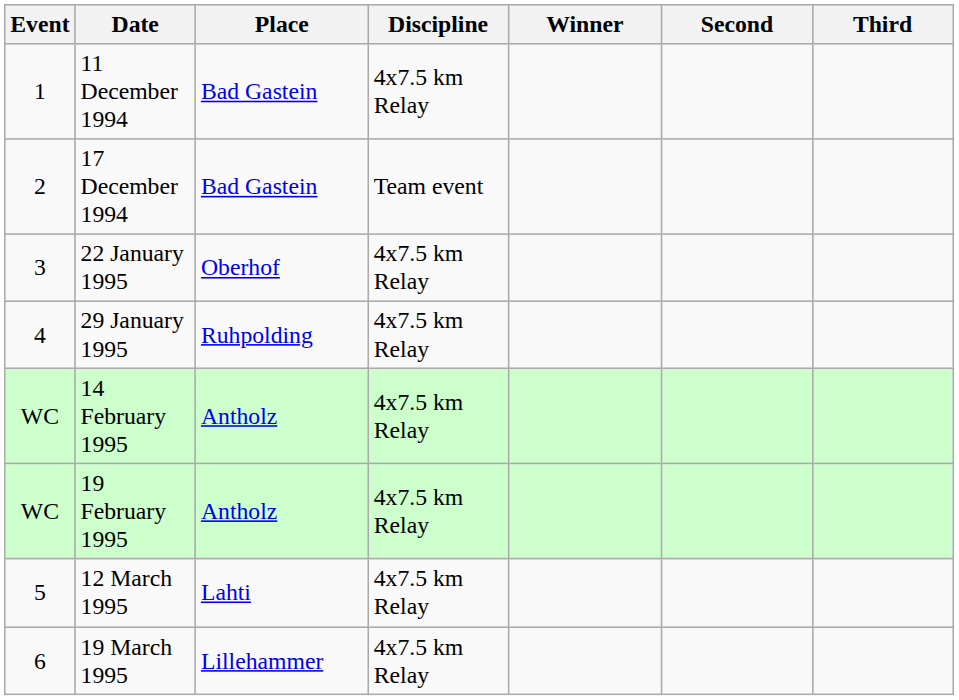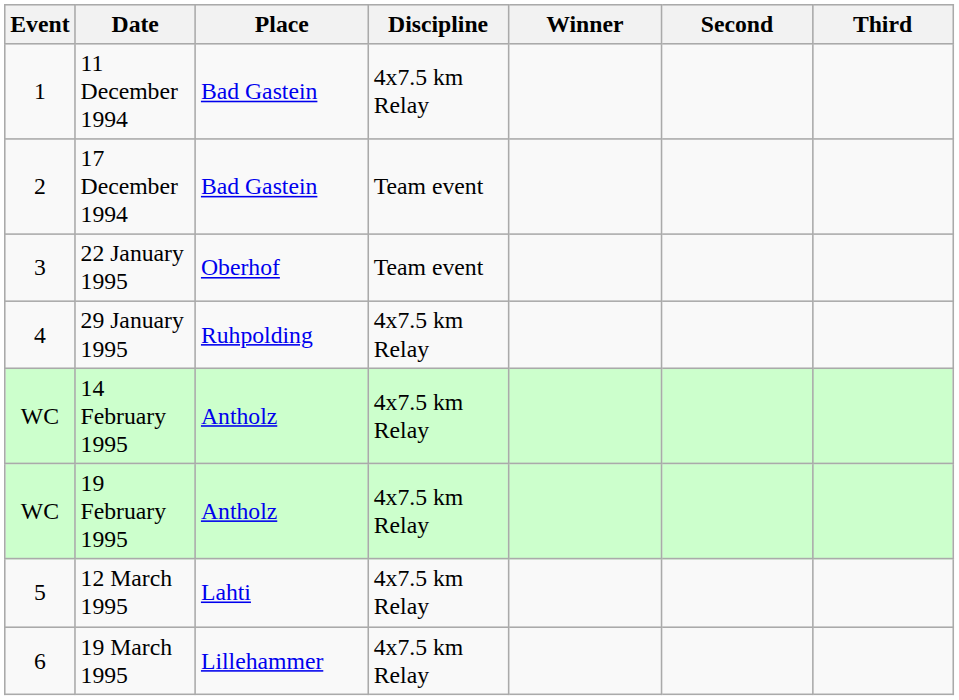(419, 267) 4x7.5 km Relay -> (429, 267) Team event
